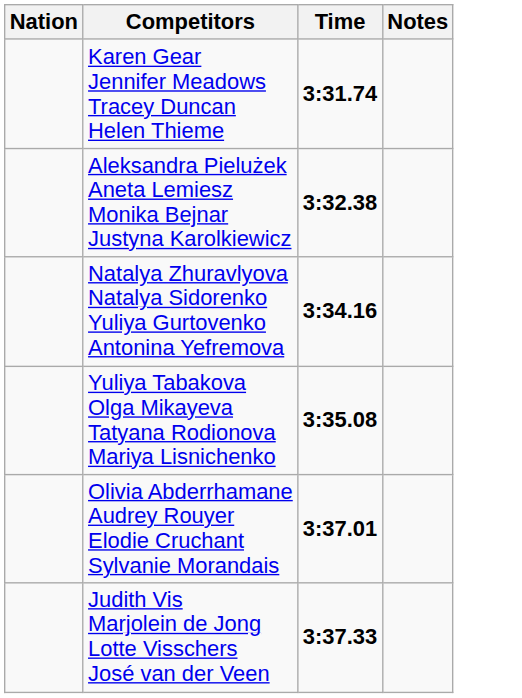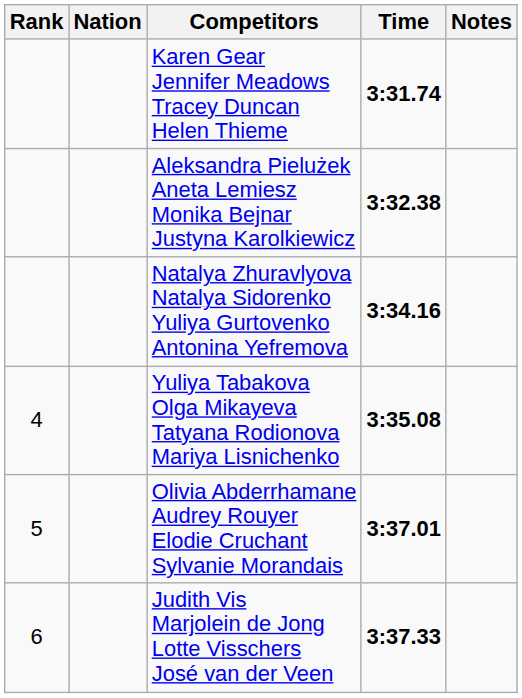+ column: (37, 21)
